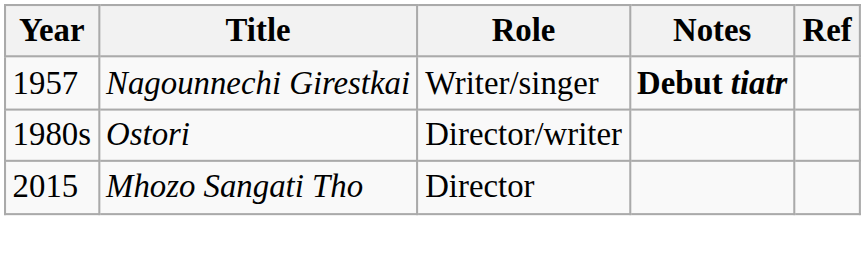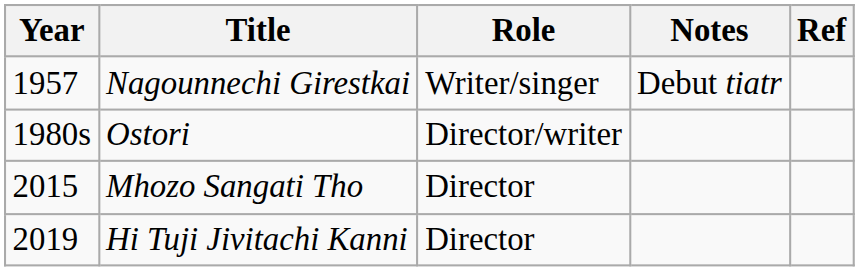(712, 82) bold -> (709, 82) normal
+ row: (257, 238)
